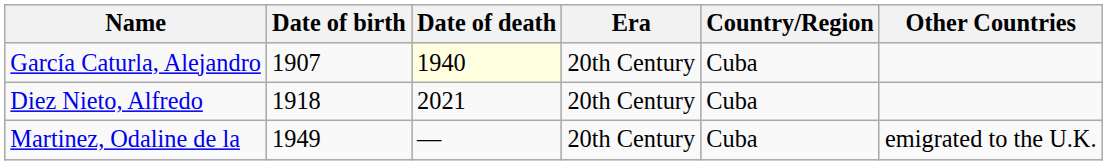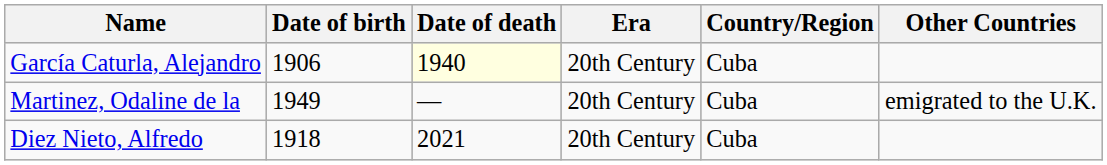(296, 62) 1907 -> (296, 62) 1906
rows swapped: (107, 100) <-> (125, 139)
